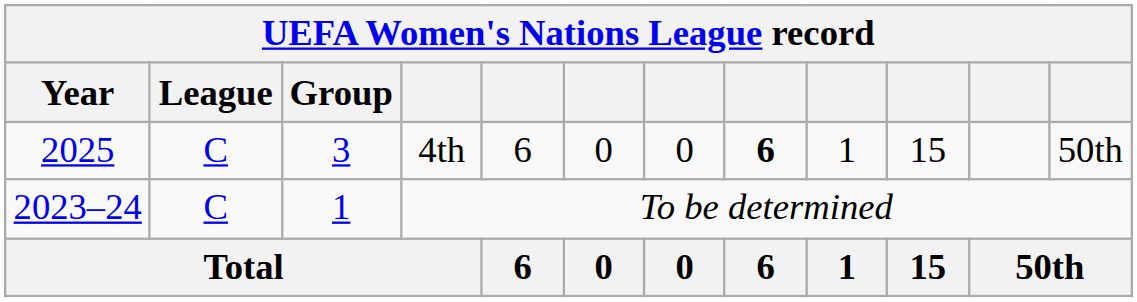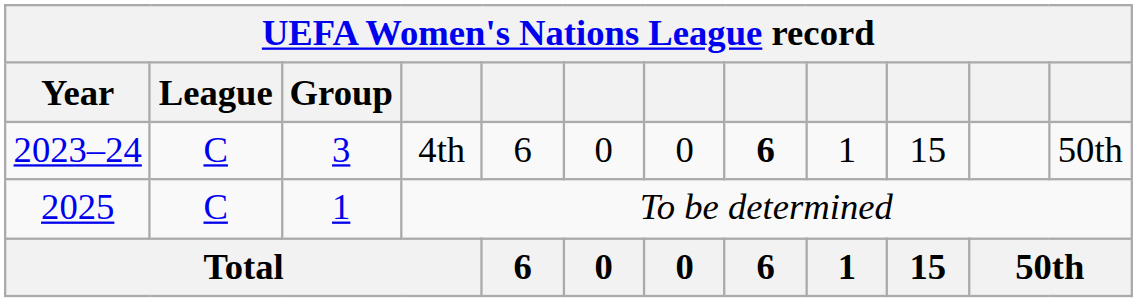(78, 149) 2025 -> (78, 149) 2023–24
(78, 207) 2023–24 -> (78, 207) 2025
